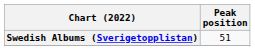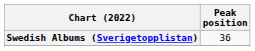(225, 38) 51 -> (225, 38) 36
